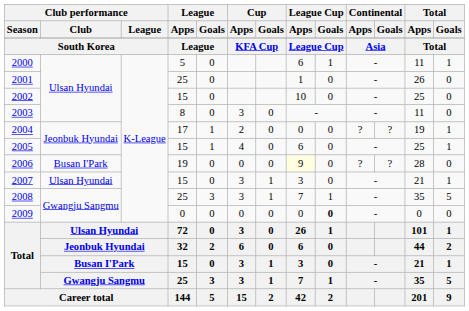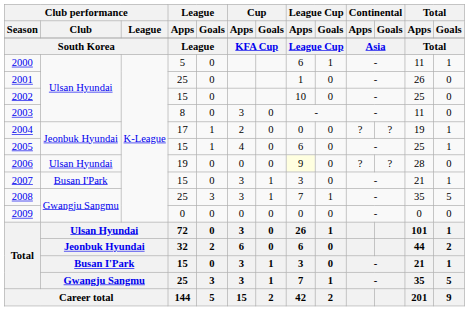(81, 163) Busan I'Park -> (81, 163) Ulsan Hyundai
(81, 180) Ulsan Hyundai -> (81, 180) Busan I'Park
(331, 213) bold -> (331, 213) normal
